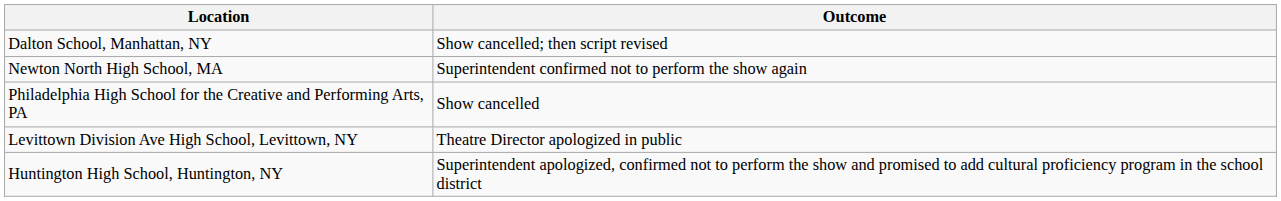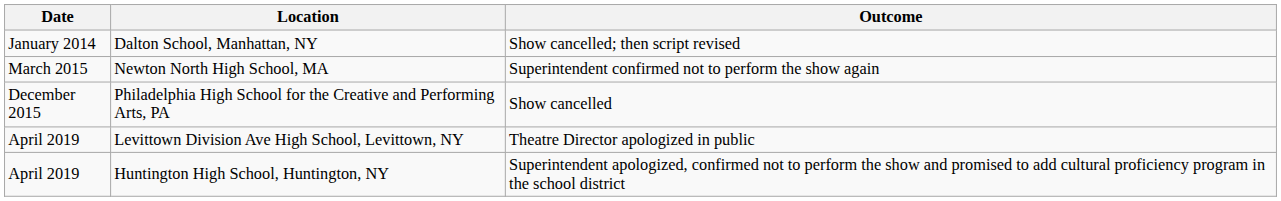+ column: (57, 17)
